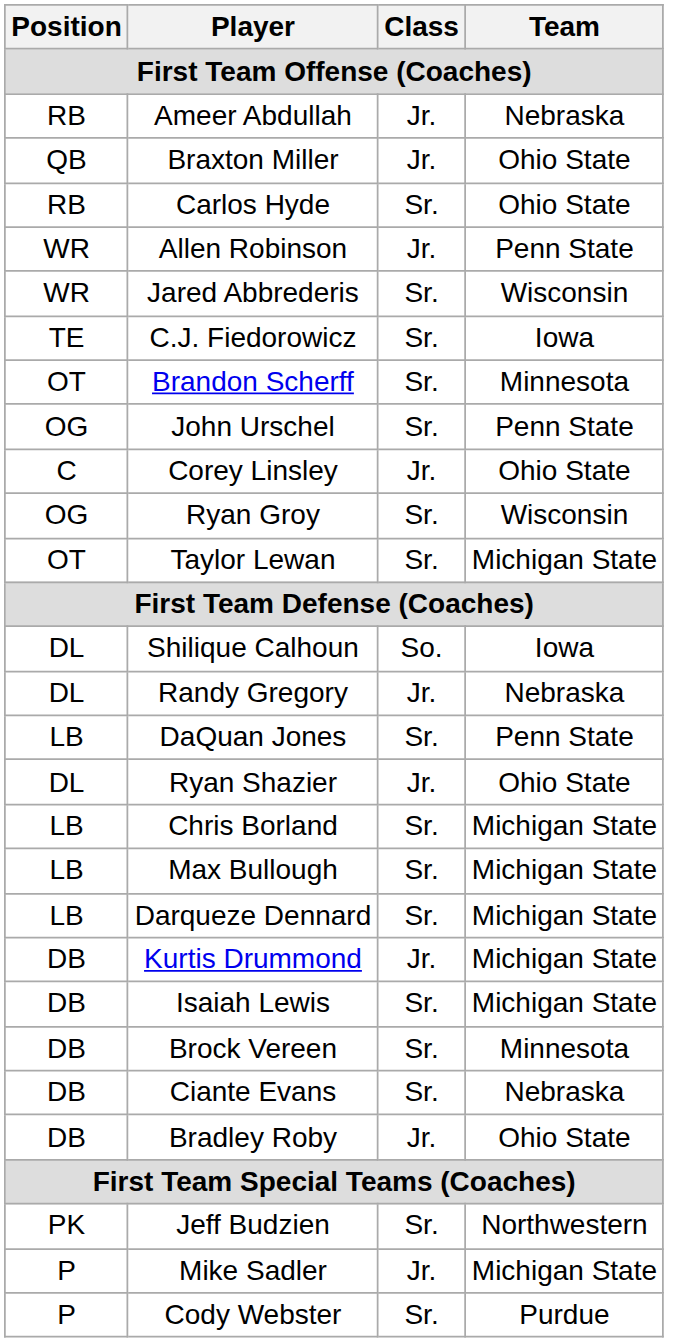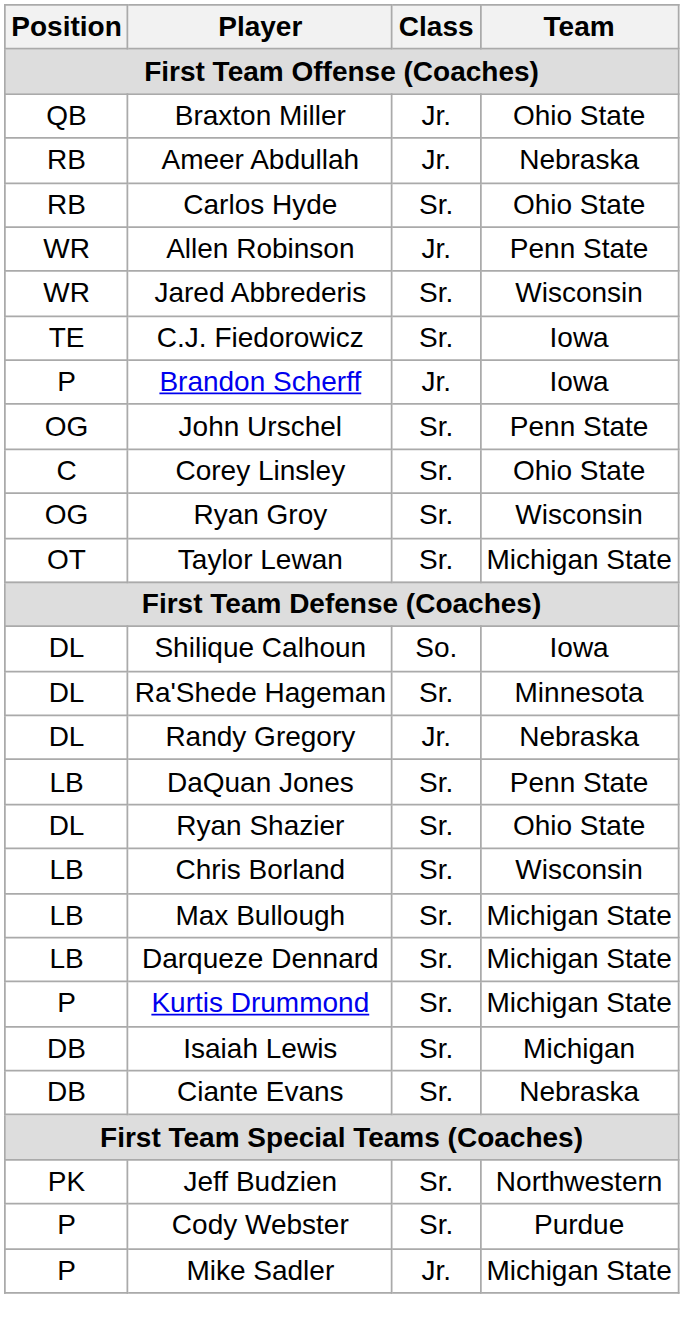rows swapped: (253, 159) <-> (253, 115)
(67, 381) OT -> (67, 381) P
(422, 381) Sr. -> (436, 381) Jr.
(564, 381) Minnesota -> (579, 381) Iowa
(422, 470) Jr. -> (436, 470) Sr.
+ row: (260, 692)
(422, 781) Jr. -> (436, 826) Sr.
(564, 826) Michigan State -> (579, 870) Wisconsin
(67, 959) DB -> (67, 1003) P
(422, 959) Jr. -> (436, 1003) Sr.
(564, 1003) Michigan State -> (579, 1048) Michigan
- row: (253, 1048)
- row: (253, 1136)
rows swapped: (253, 1270) <-> (253, 1314)
